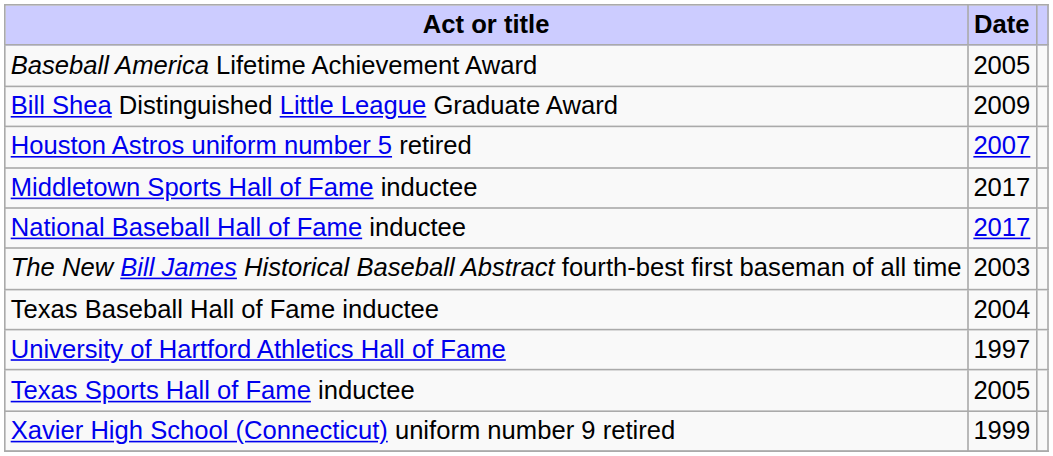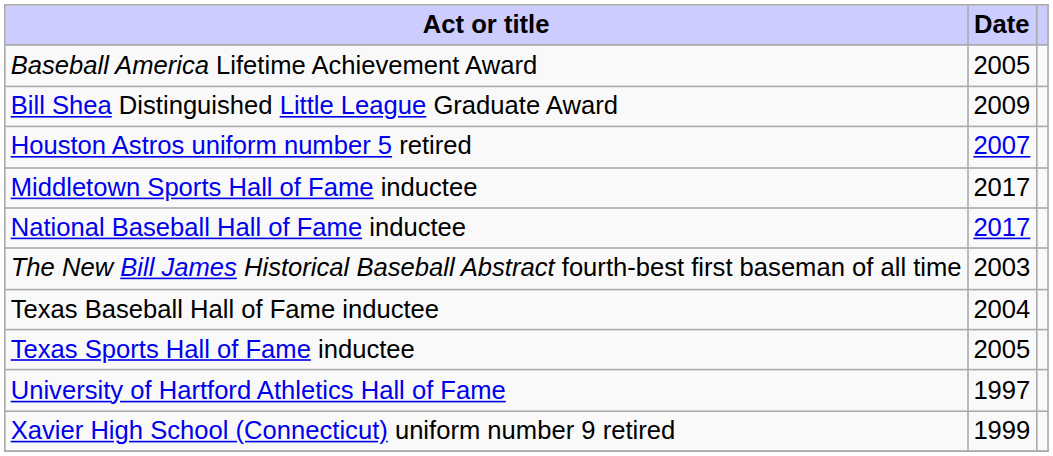rows swapped: (213, 390) <-> (258, 349)
